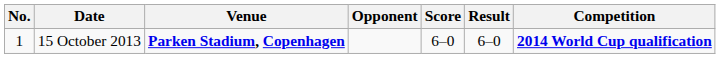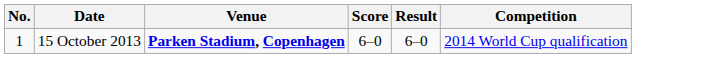- column: (385, 16)
(614, 41) bold -> (536, 41) normal
